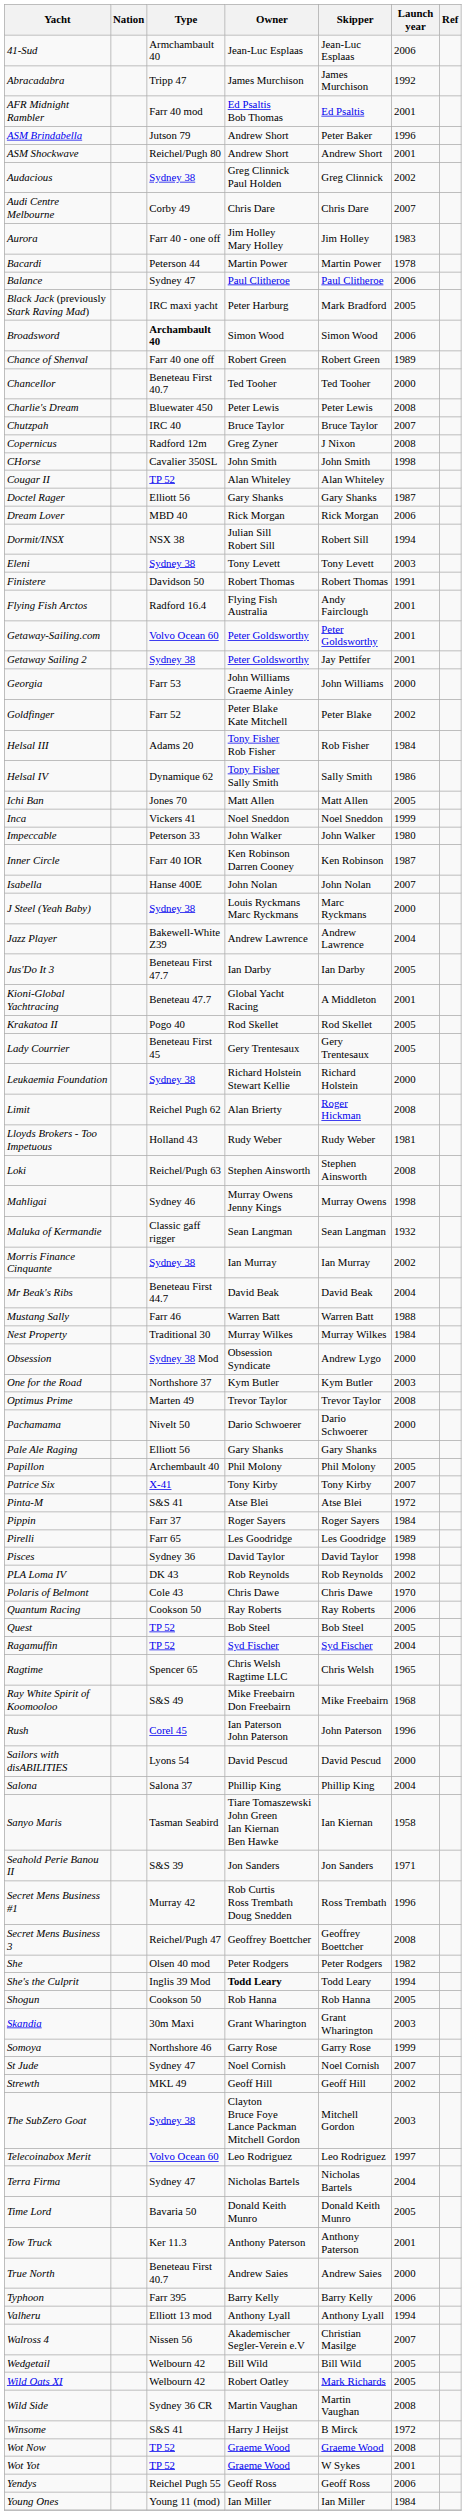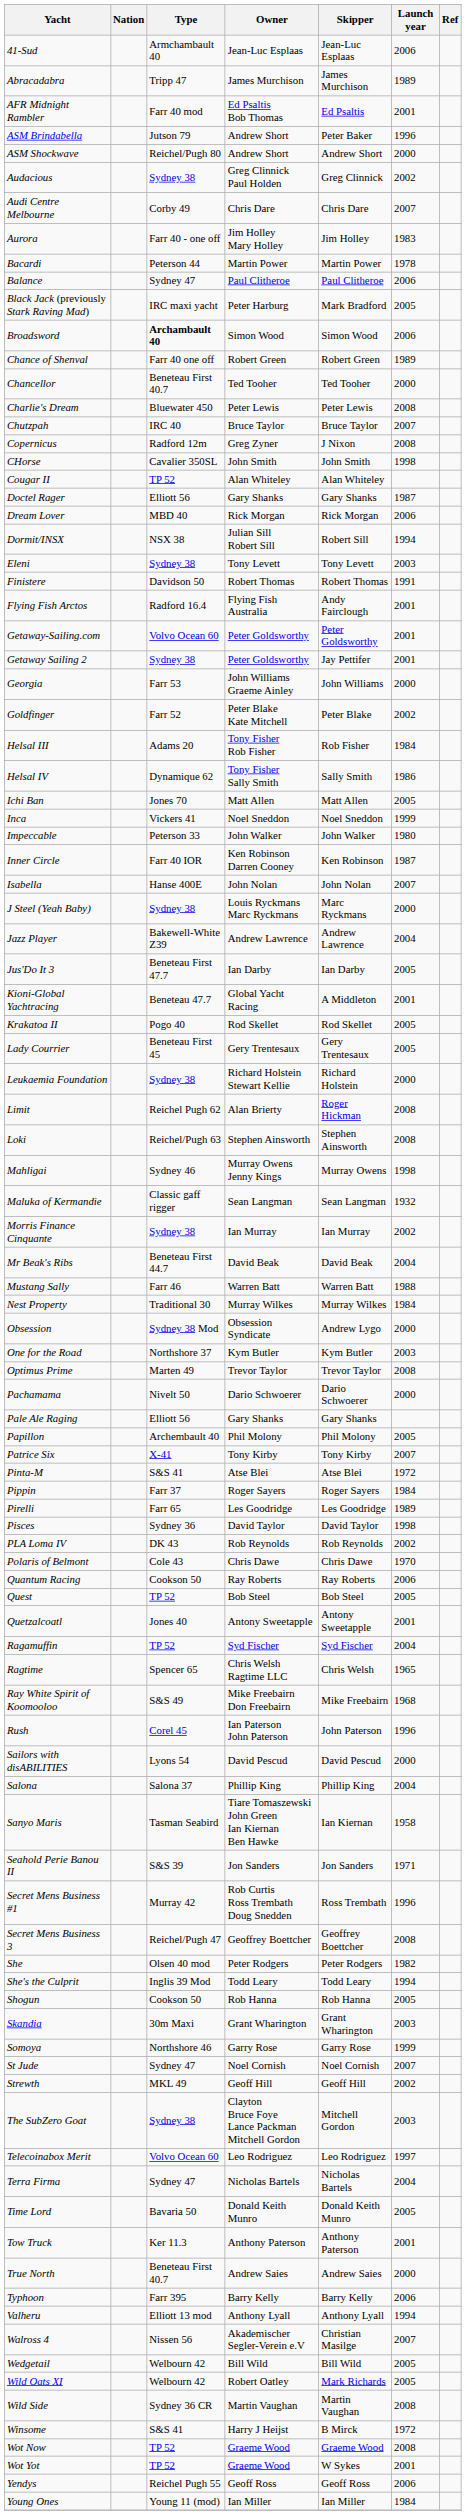(405, 81) 1992 -> (405, 81) 1989
(405, 153) 2001 -> (405, 153) 2000
- row: (52, 1140)
+ row: (34, 1621)
(255, 1981) bold -> (253, 1981) normal
